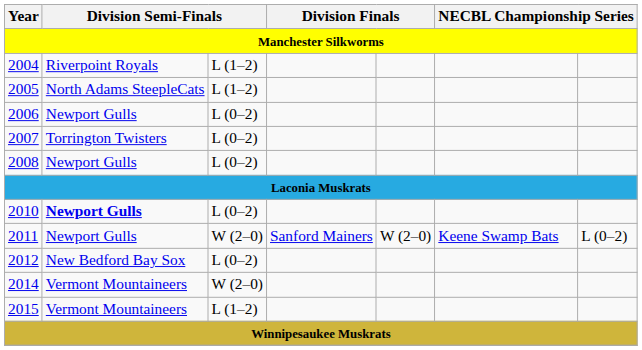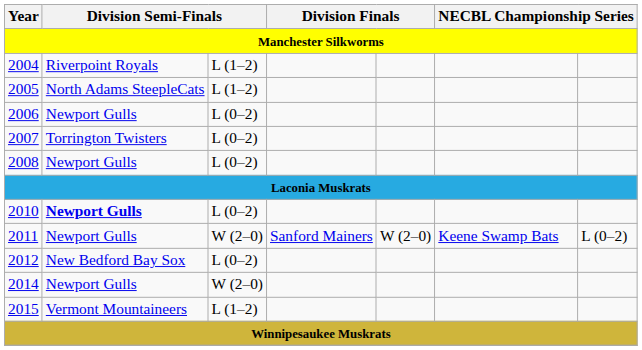(116, 284) Vermont Mountaineers -> (91, 284) Newport Gulls
